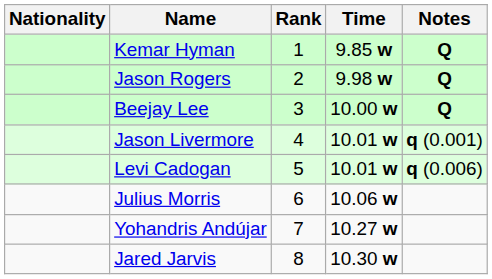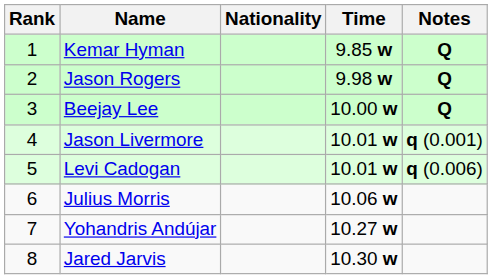columns swapped: (299, 19) <-> (57, 19)
